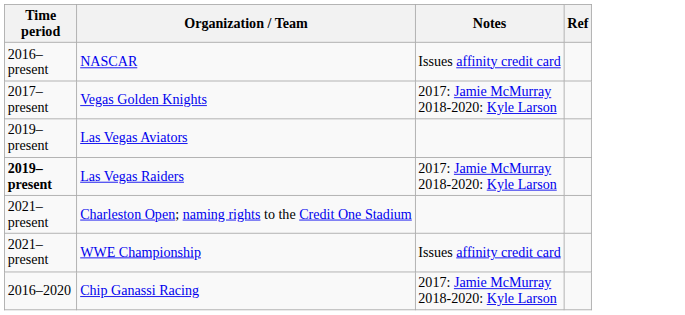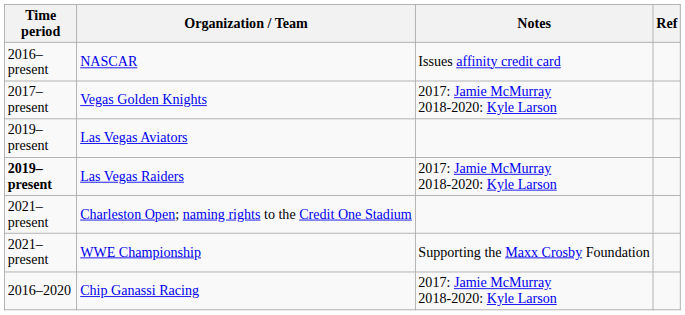(490, 252) Issues affinity credit card -> (534, 252) Supporting the Maxx Crosby Foundation
